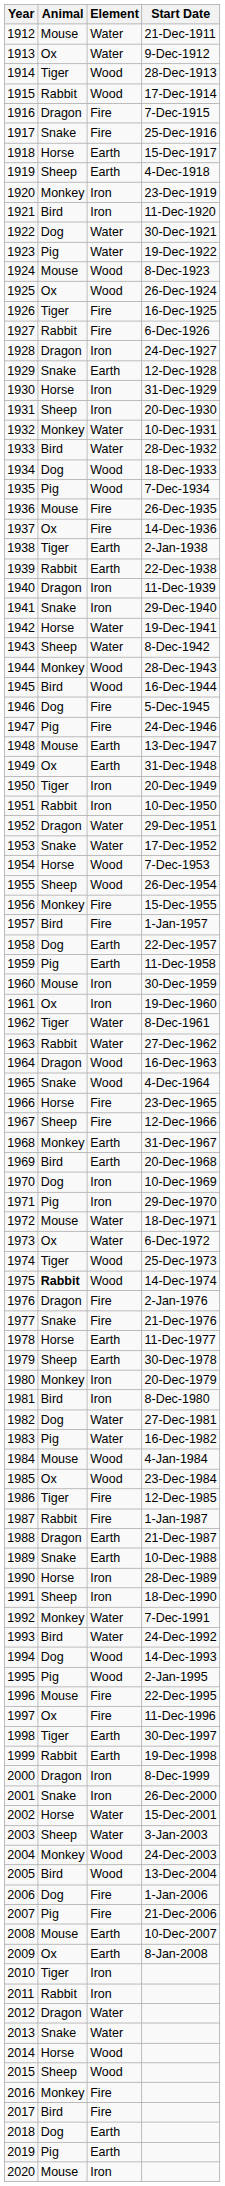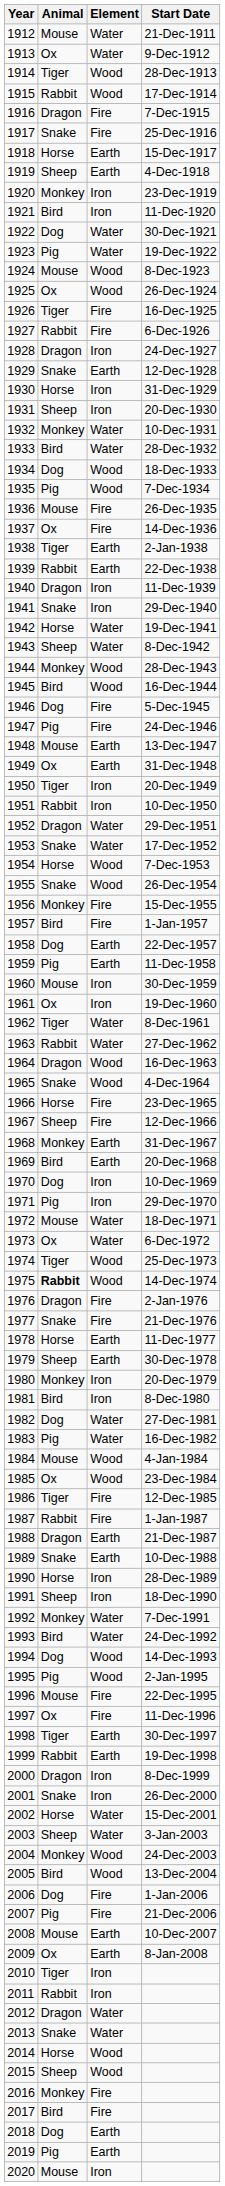(59, 885) Sheep -> (58, 885) Snake
